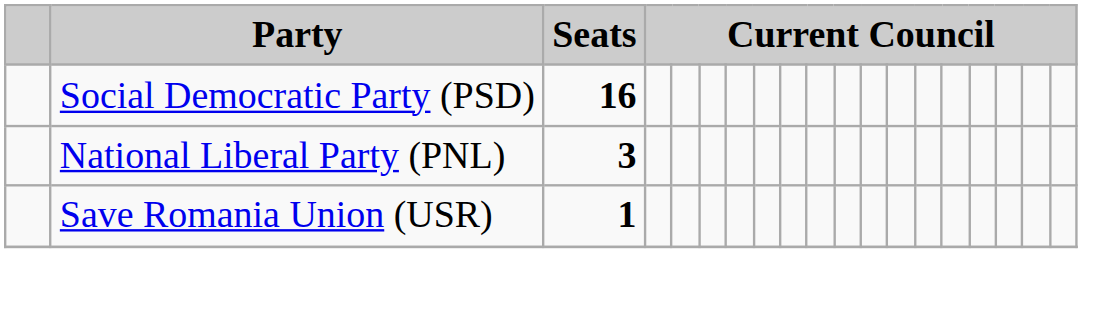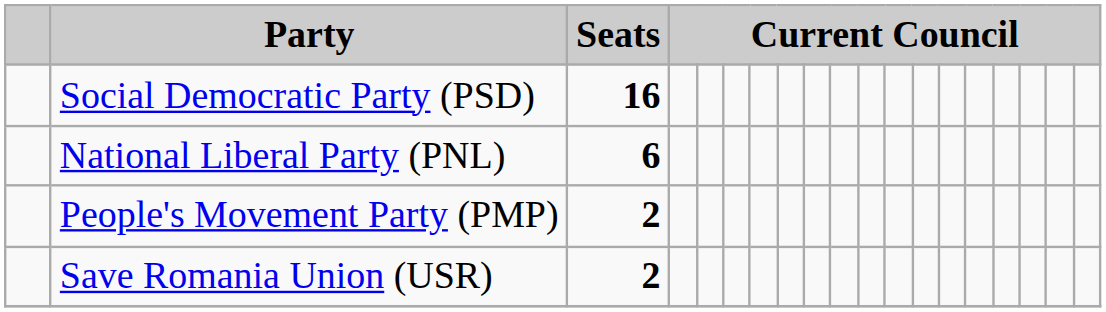(627, 154) 3 -> (651, 154) 6
+ row: (309, 214)
(627, 214) 1 -> (651, 275) 2
